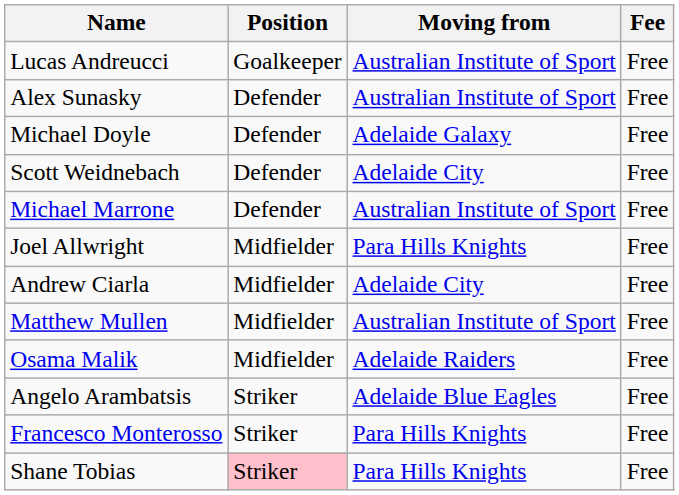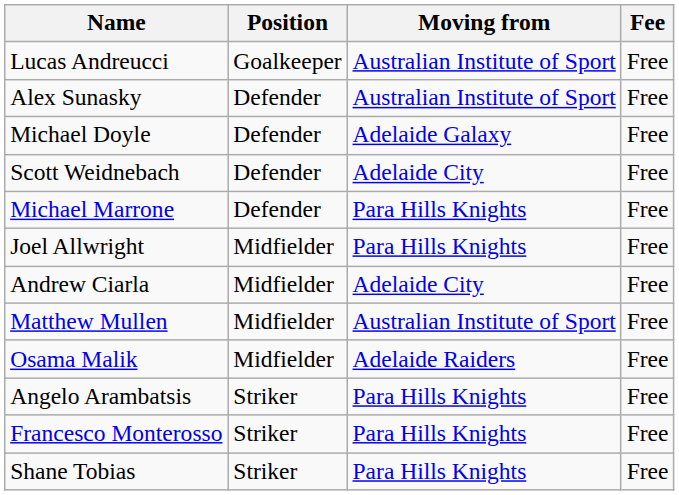(484, 209) Australian Institute of Sport -> (439, 209) Para Hills Knights
(454, 396) Adelaide Blue Eagles -> (439, 396) Para Hills Knights
(265, 470) pink background -> (265, 470) no background
